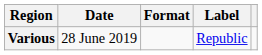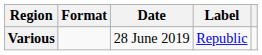columns swapped: (99, 15) <-> (167, 15)
